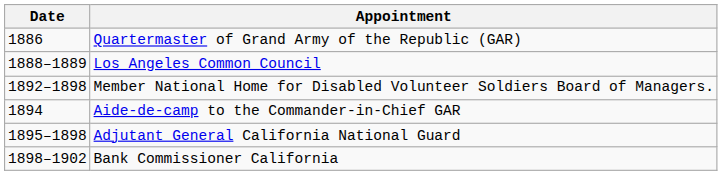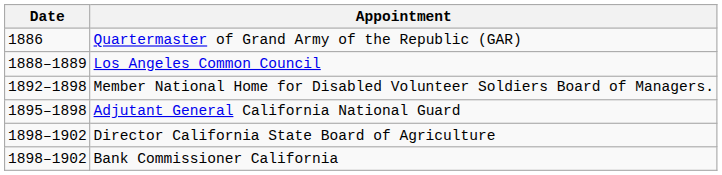- row: (277, 111)
+ row: (295, 135)
